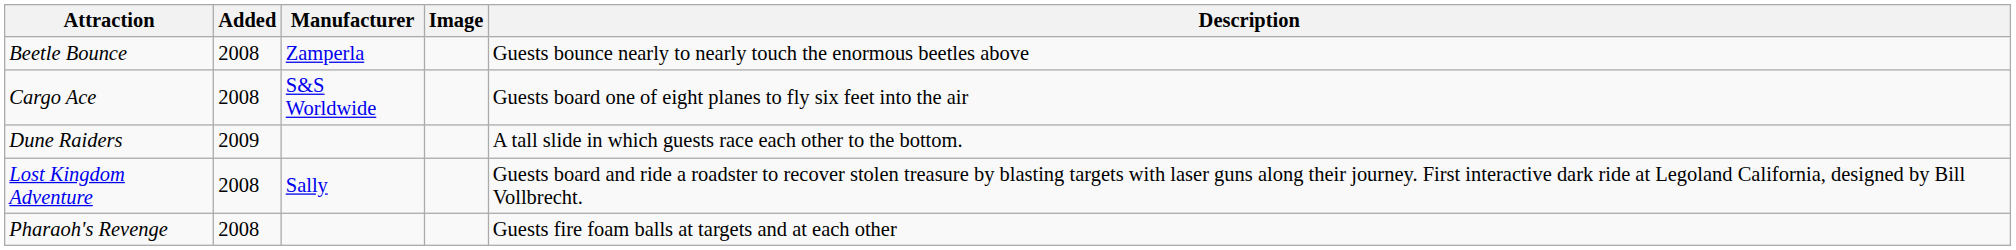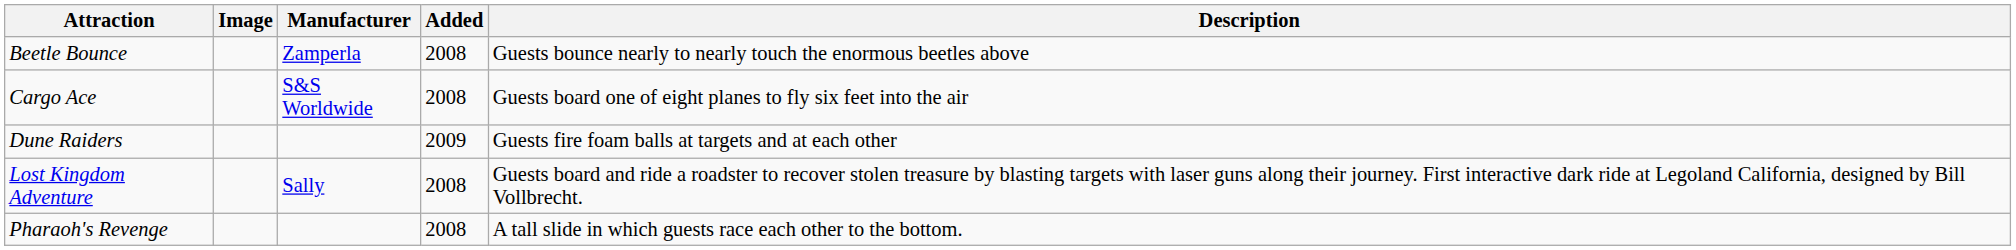columns swapped: (247, 20) <-> (456, 20)
(728, 141) A tall slide in which guests race each other to the bottom. -> (695, 141) Guests fire foam balls at targets and at each other
(695, 229) Guests fire foam balls at targets and at each other -> (728, 229) A tall slide in which guests race each other to the bottom.
